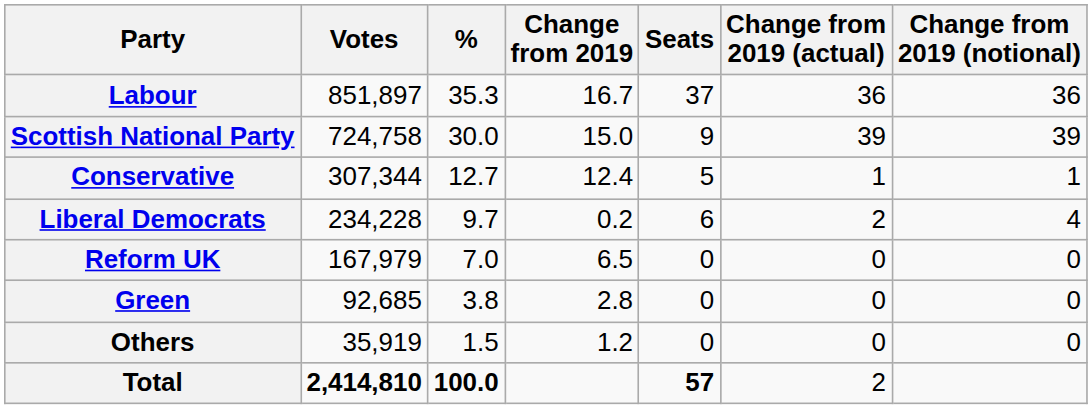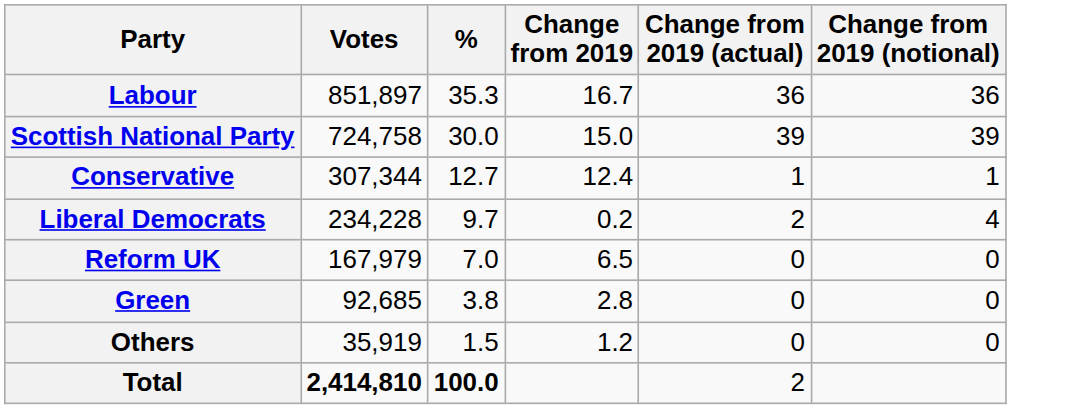- column: (680, 39)
